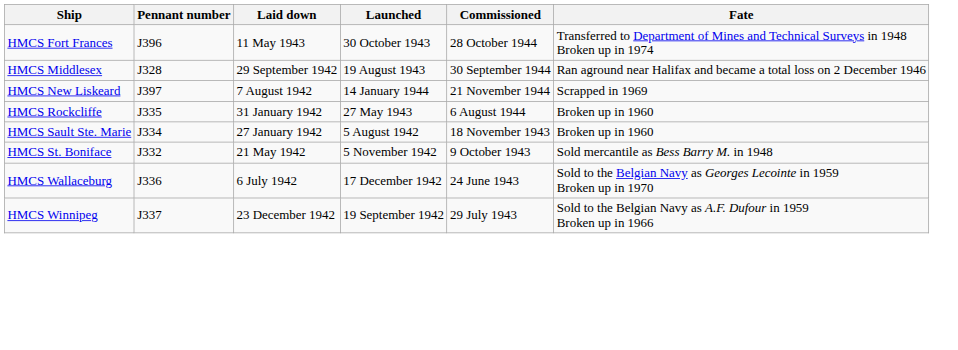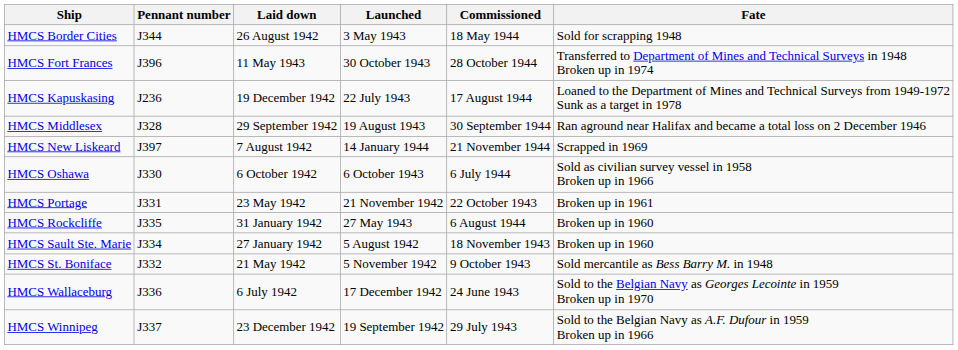+ row: (62, 35)
+ row: (61, 98)
+ row: (48, 174)
+ row: (47, 202)
